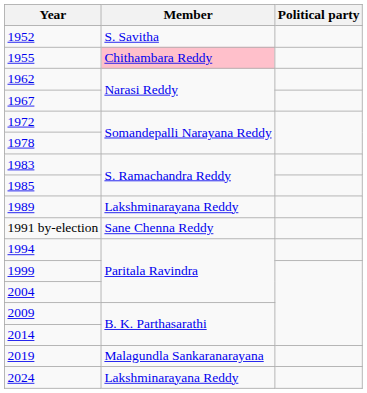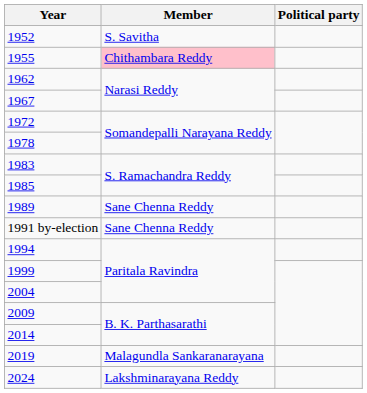(171, 206) Lakshminarayana Reddy -> (159, 206) Sane Chenna Reddy
